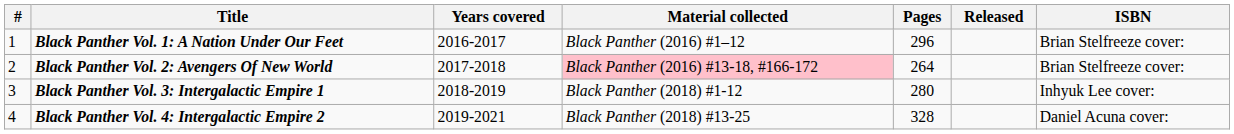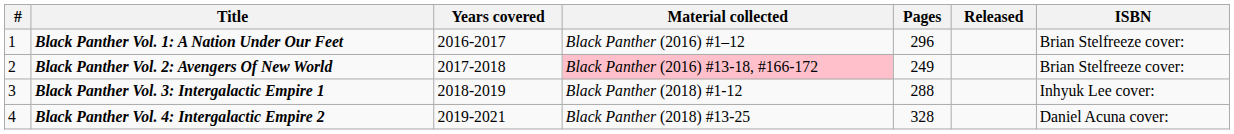(922, 66) 264 -> (922, 66) 249
(922, 91) 280 -> (922, 91) 288
